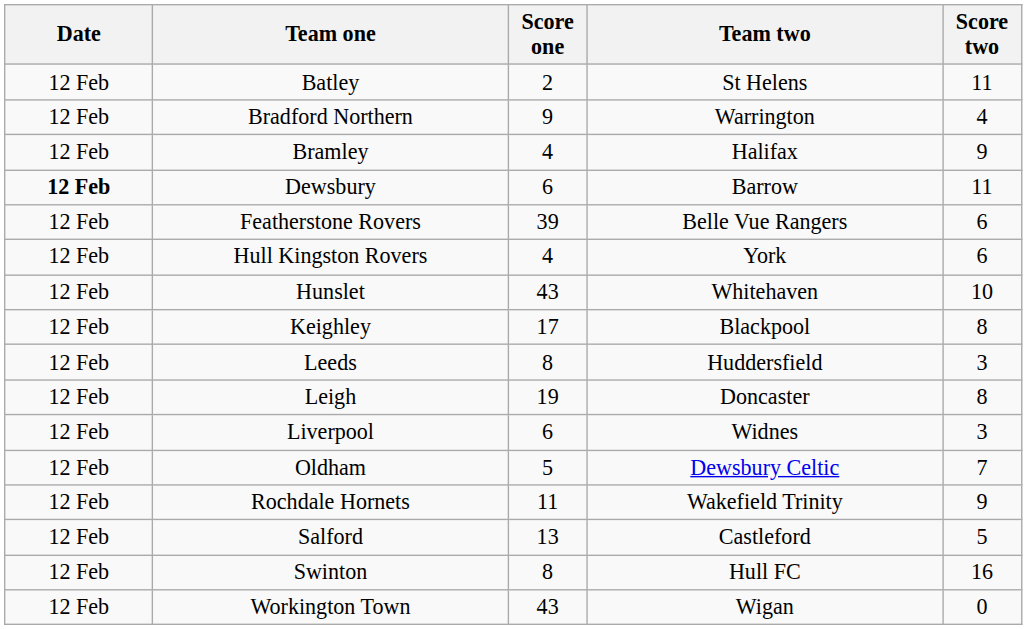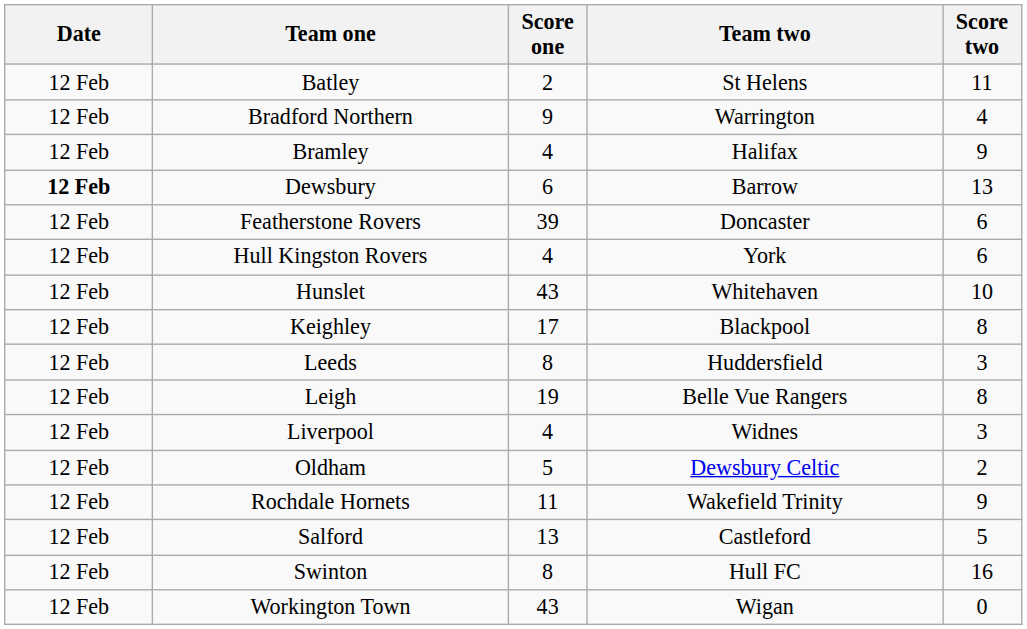(982, 186) 11 -> (982, 186) 13
(765, 221) Belle Vue Rangers -> (765, 221) Doncaster
(765, 397) Doncaster -> (765, 397) Belle Vue Rangers
(548, 432) 6 -> (548, 432) 4
(982, 467) 7 -> (982, 467) 2
